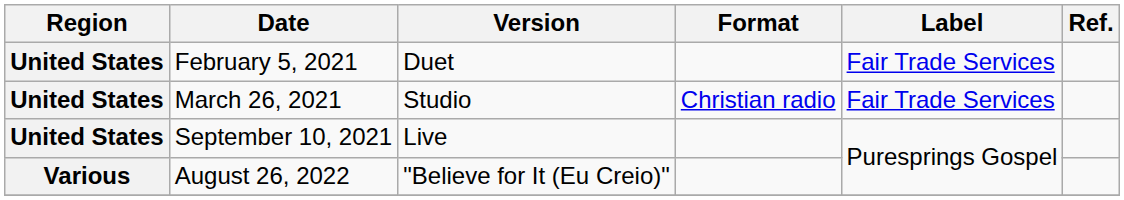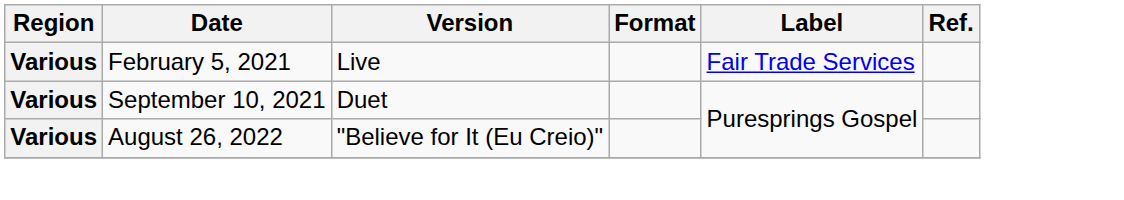(87, 61) United States -> (54, 61) Various
(429, 61) Duet -> (359, 61) Live
- row: (258, 99)
(87, 137) United States -> (54, 99) Various
(425, 137) Live -> (362, 99) Duet
